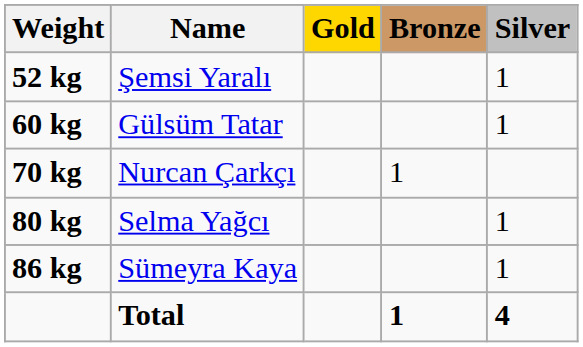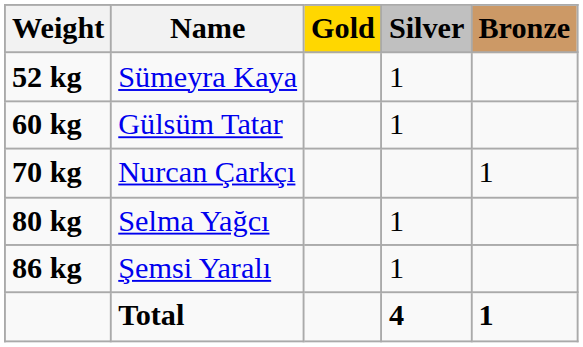columns swapped: (532, 28) <-> (435, 28)
(195, 76) Şemsi Yaralı -> (208, 76) Sümeyra Kaya
(208, 268) Sümeyra Kaya -> (195, 268) Şemsi Yaralı
